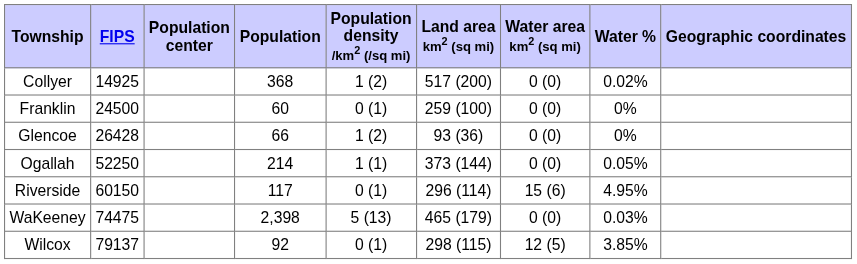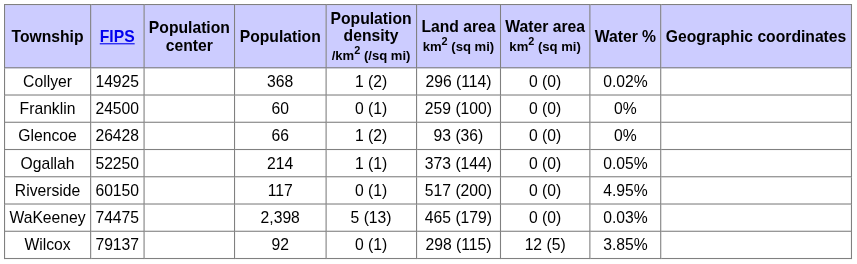(458, 81) 517 (200) -> (458, 81) 296 (114)
(458, 190) 296 (114) -> (458, 190) 517 (200)
(545, 190) 15 (6) -> (545, 190) 0 (0)
